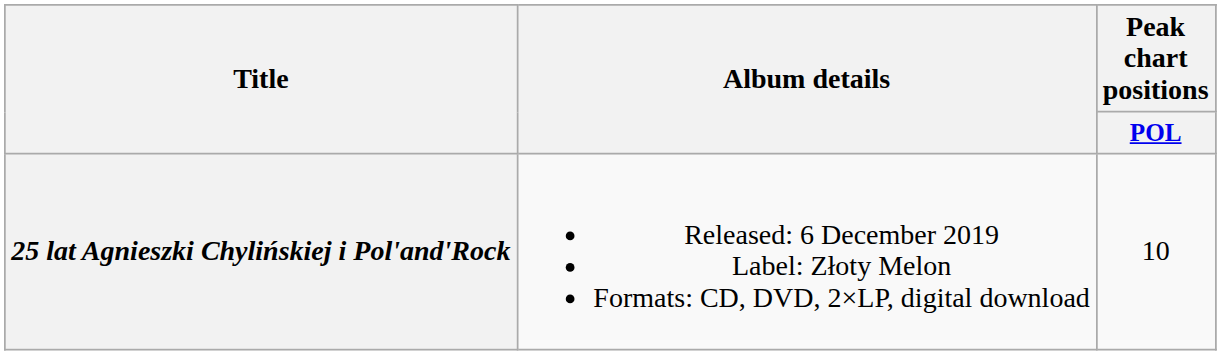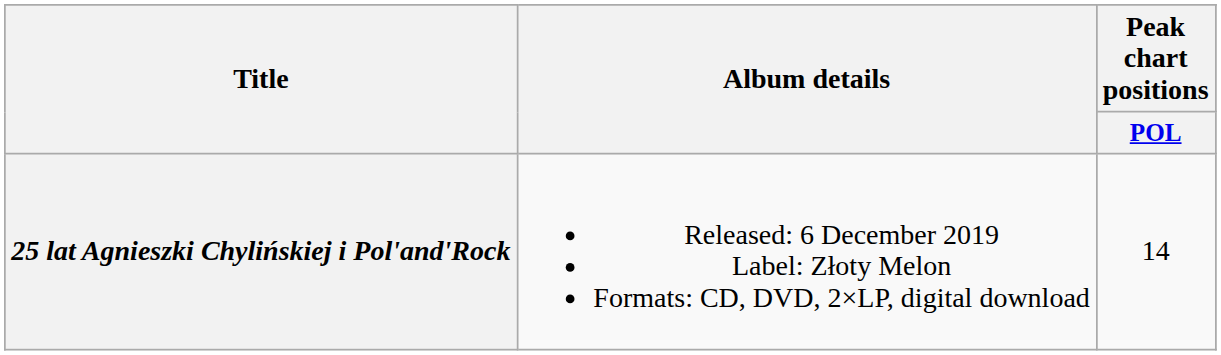(1156, 250) 10 -> (1156, 250) 14
